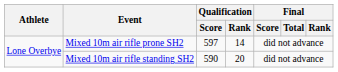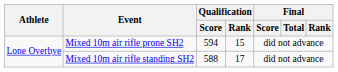(211, 44) 597 -> (211, 44) 594
(240, 44) 14 -> (240, 44) 15
(211, 59) 590 -> (211, 59) 588
(240, 59) 20 -> (240, 59) 17
